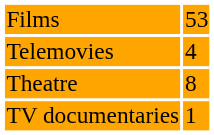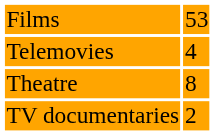(191, 115) 1 -> (191, 115) 2
